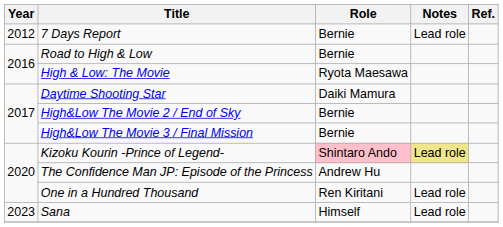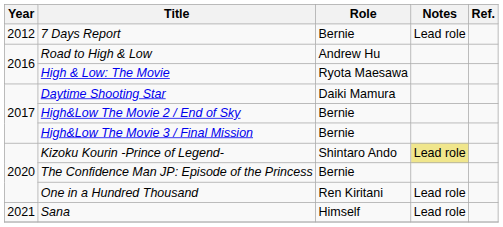(337, 53) Bernie -> (349, 53) Andrew Hu
(358, 152) pink background -> (358, 152) no background
(349, 172) Andrew Hu -> (337, 172) Bernie
(21, 212) 2023 -> (21, 212) 2021
